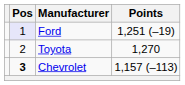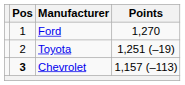(23, 31) lavender background -> (23, 31) no background
(146, 31) 1,251 (–19) -> (146, 31) 1,270
(146, 49) 1,270 -> (146, 49) 1,251 (–19)
